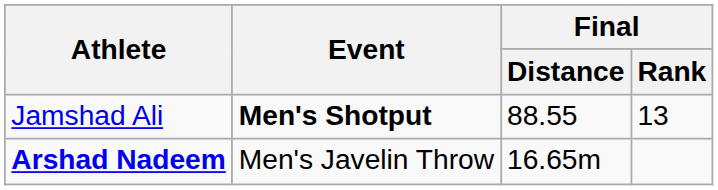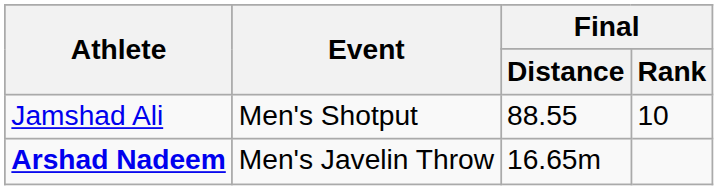(335, 116) bold -> (328, 116) normal
(653, 116) 13 -> (653, 116) 10
